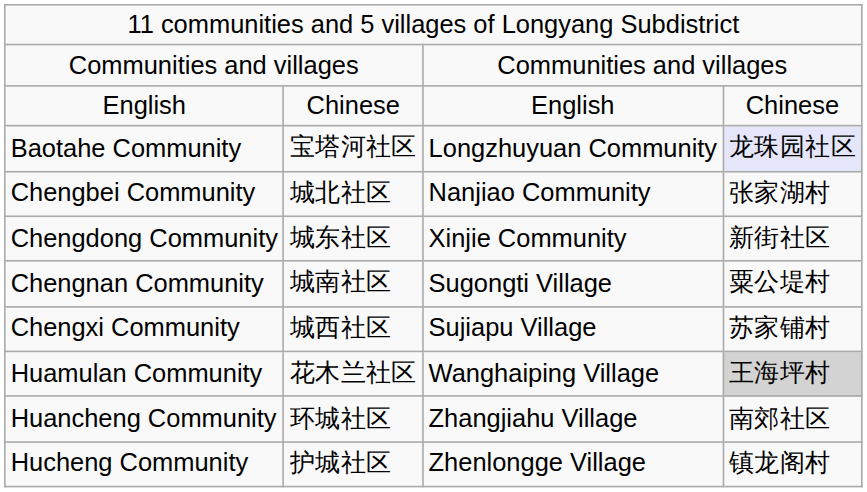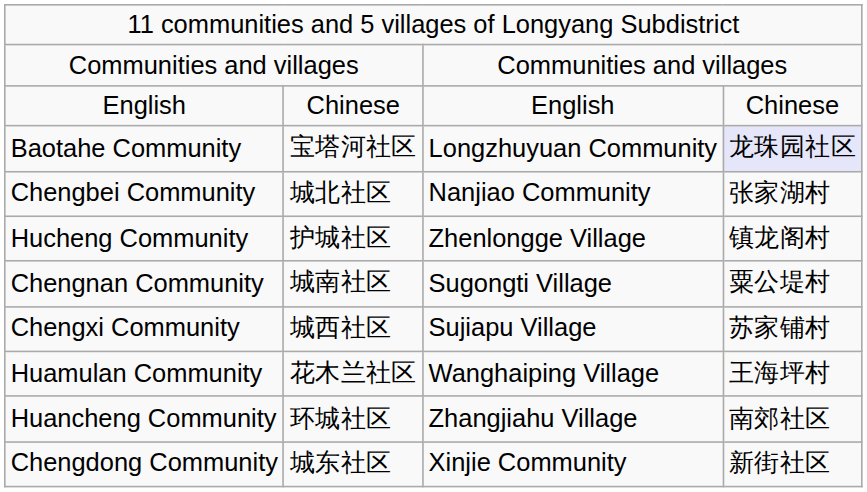rows swapped: (144, 238) <-> (129, 463)
(780, 372) lightgrey background -> (780, 372) no background
